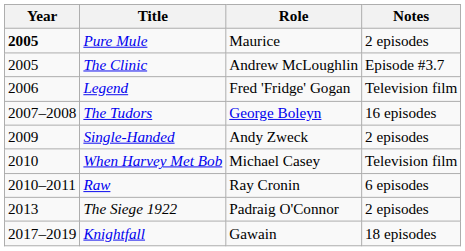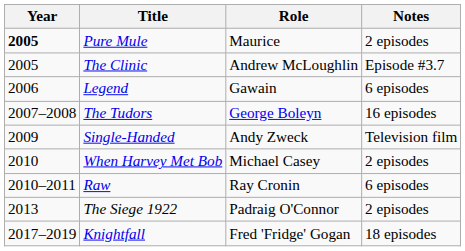(290, 88) Fred 'Fridge' Gogan -> (253, 88) Gawain
(411, 88) Television film -> (397, 88) 6 episodes
(397, 137) 2 episodes -> (411, 137) Television film
(411, 161) Television film -> (397, 161) 2 episodes
(253, 233) Gawain -> (290, 233) Fred 'Fridge' Gogan
